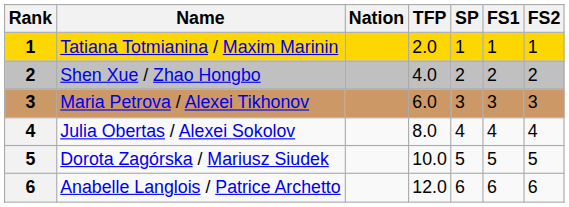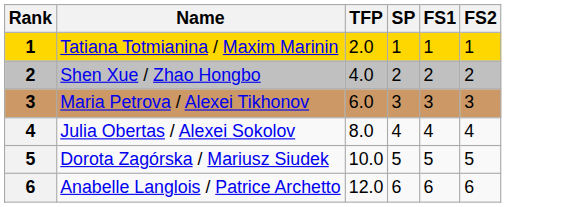- column: (376, 18)
